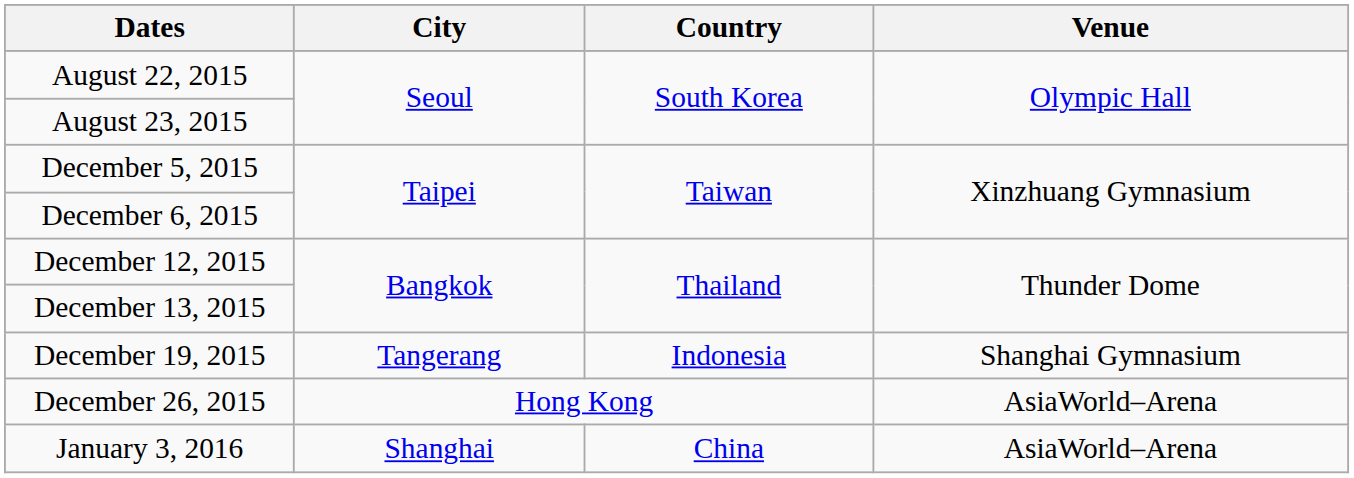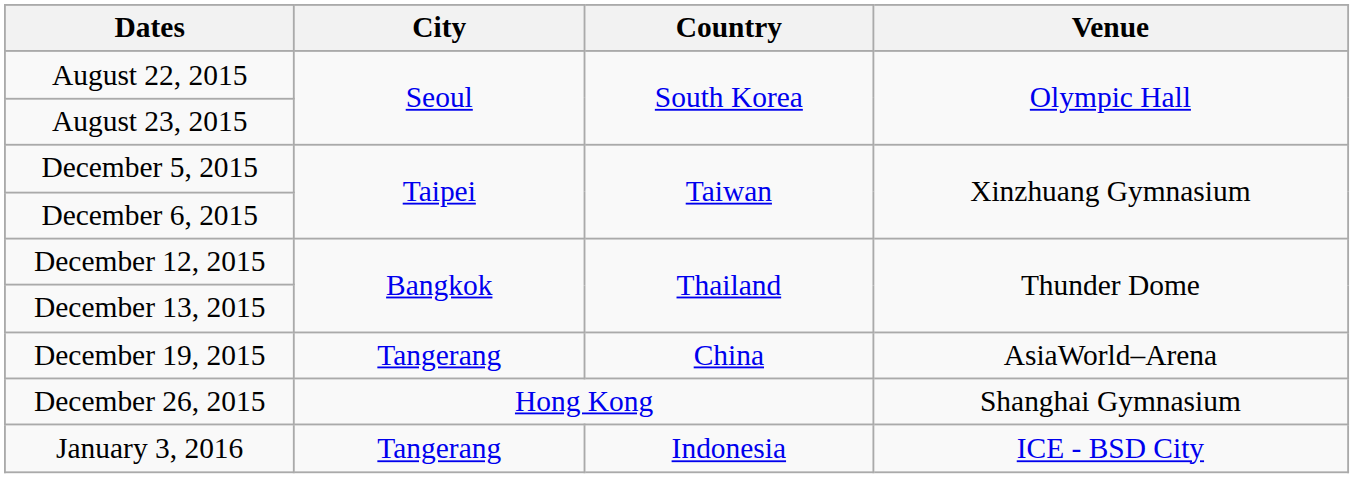(729, 354) Indonesia -> (729, 354) China
(1110, 354) Shanghai Gymnasium -> (1110, 354) AsiaWorld–Arena
(1110, 401) AsiaWorld–Arena -> (1110, 401) Shanghai Gymnasium
(439, 448) Shanghai -> (439, 448) Tangerang
(729, 448) China -> (729, 448) Indonesia
(1110, 448) AsiaWorld–Arena -> (1110, 448) ICE - BSD City
